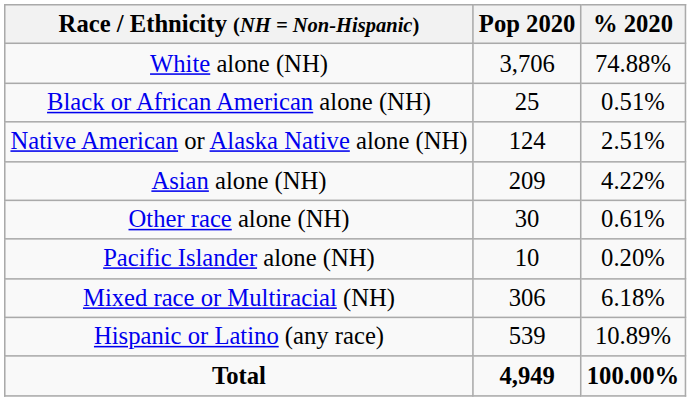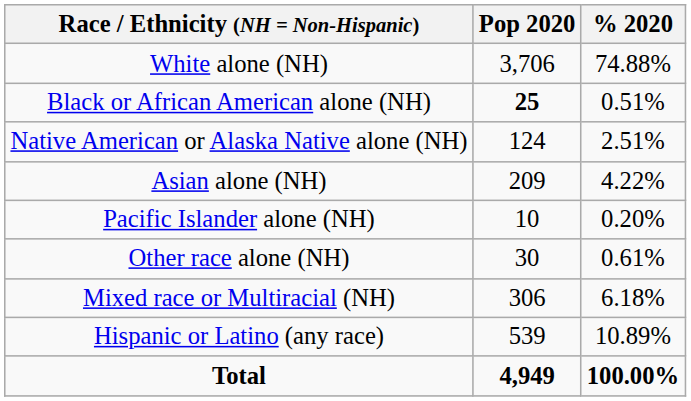(527, 102) normal -> (527, 102) bold
rows swapped: (239, 258) <-> (239, 219)
